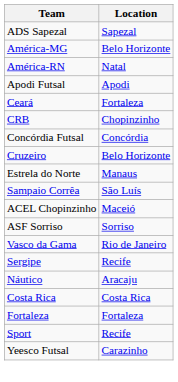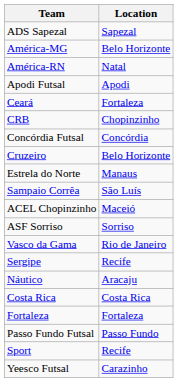+ row: (50, 333)
